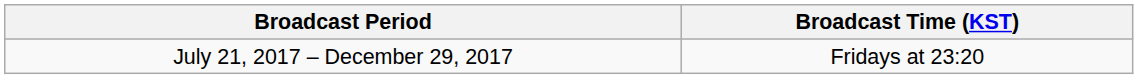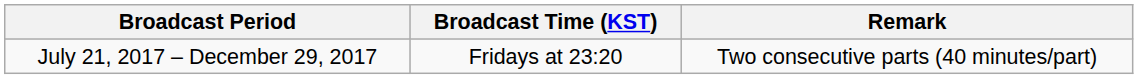+ column: (907, 22)
